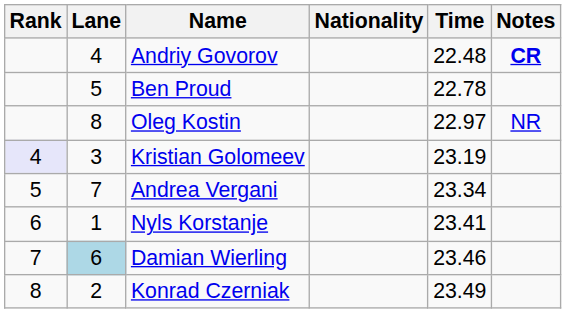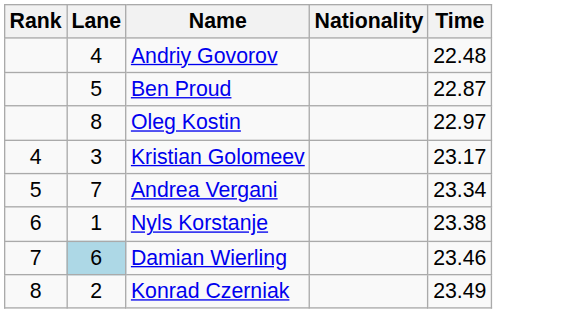- column: (526, 21)
(460, 88) 22.78 -> (460, 88) 22.87
(36, 156) lavender background -> (36, 156) no background
(460, 156) 23.19 -> (460, 156) 23.17
(460, 223) 23.41 -> (460, 223) 23.38
